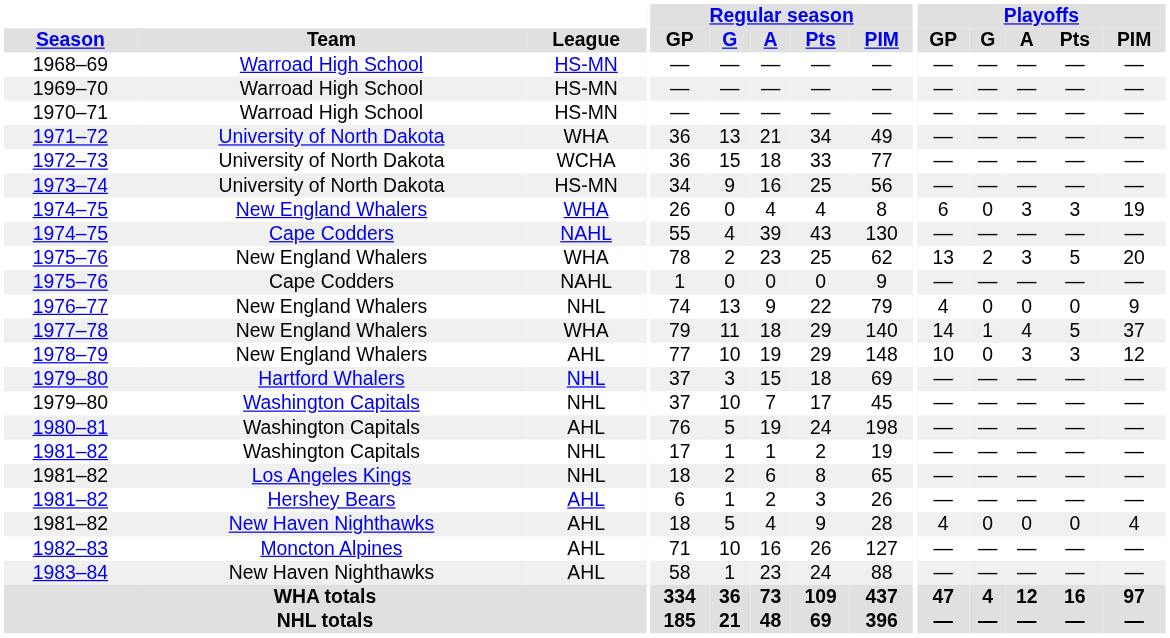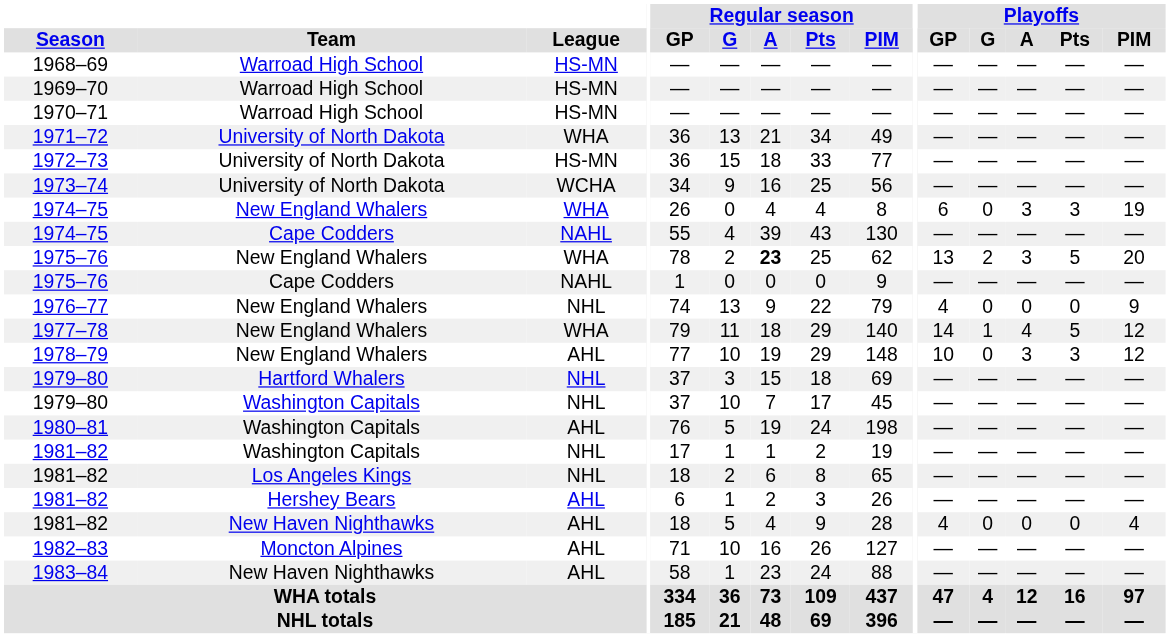(586, 161) WCHA -> (586, 161) HS-MN
(586, 185) HS-MN -> (586, 185) WCHA
(771, 257) normal -> (771, 257) bold
(1134, 330) 37 -> (1134, 330) 12
